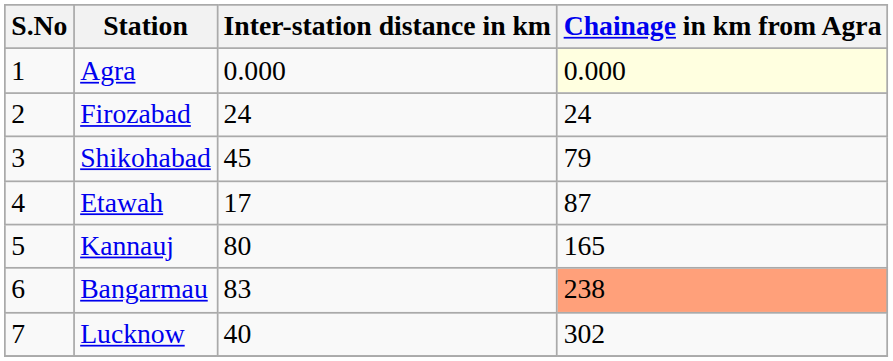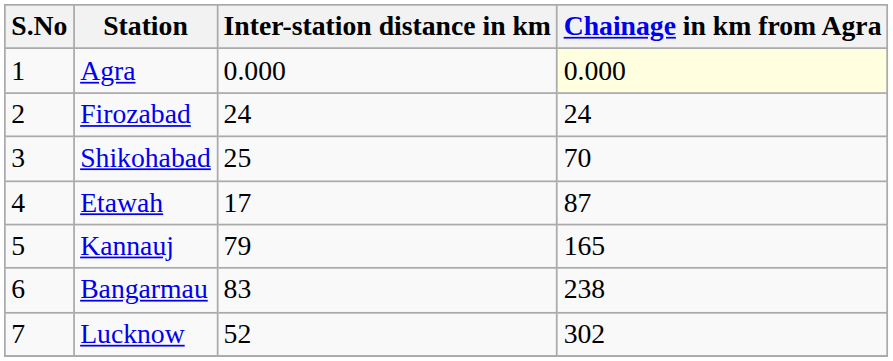(237, 158) 45 -> (237, 158) 25
(577, 158) 79 -> (577, 158) 70
(237, 245) 80 -> (237, 245) 79
(584, 289) lightsalmon background -> (584, 289) no background
(237, 333) 40 -> (237, 333) 52
